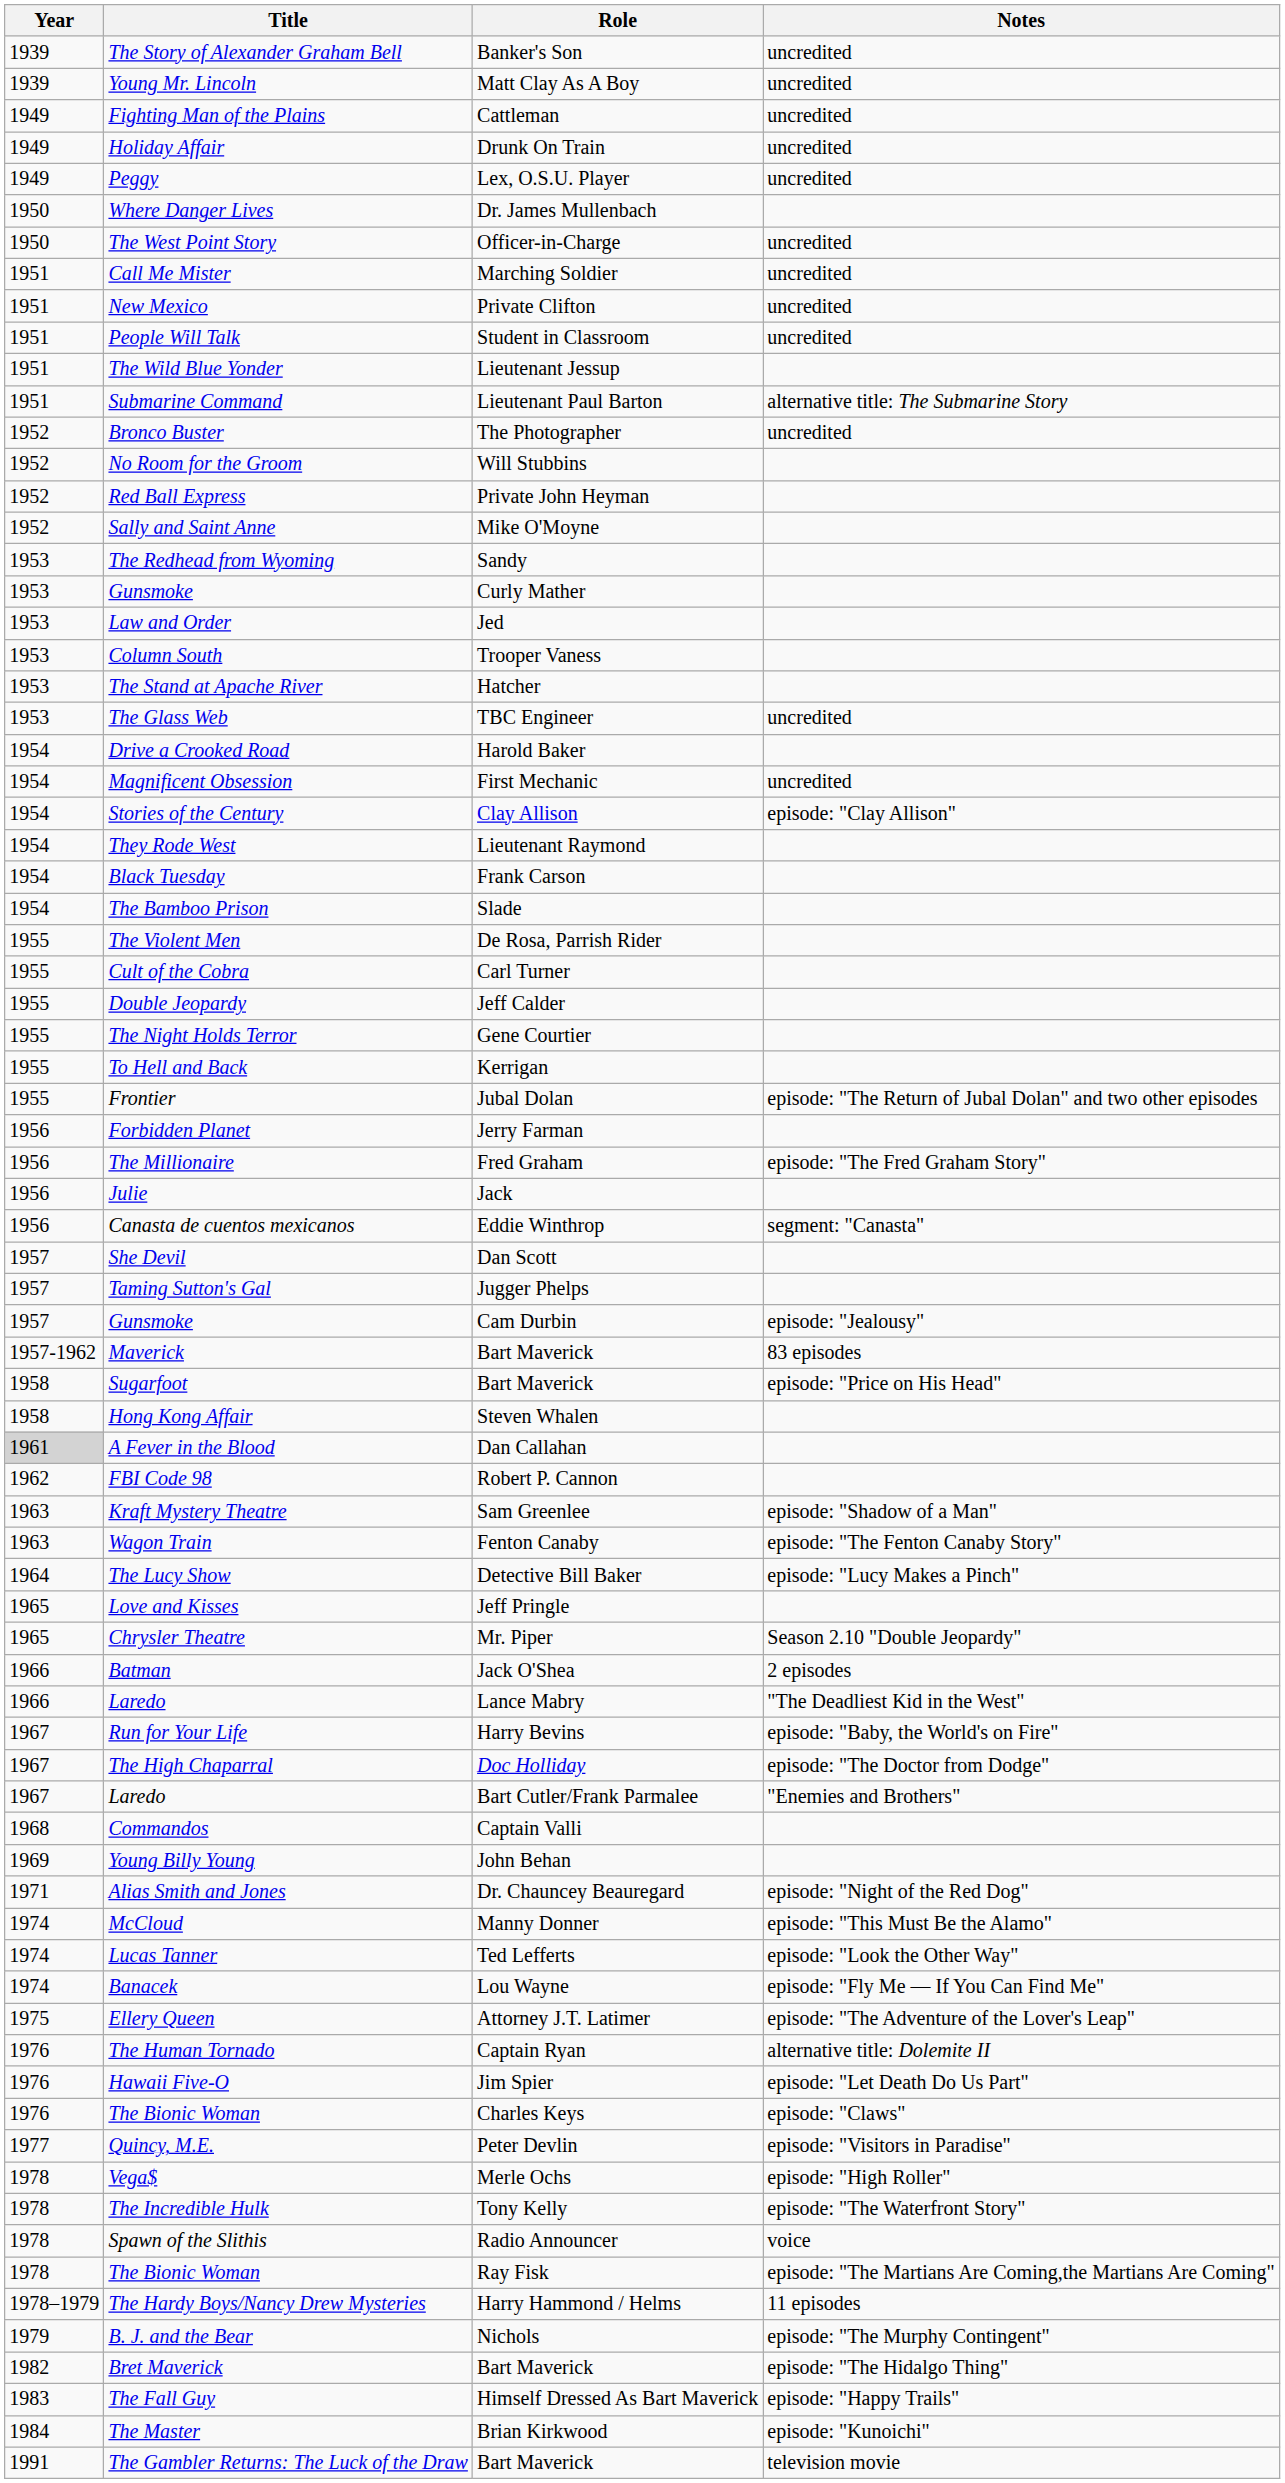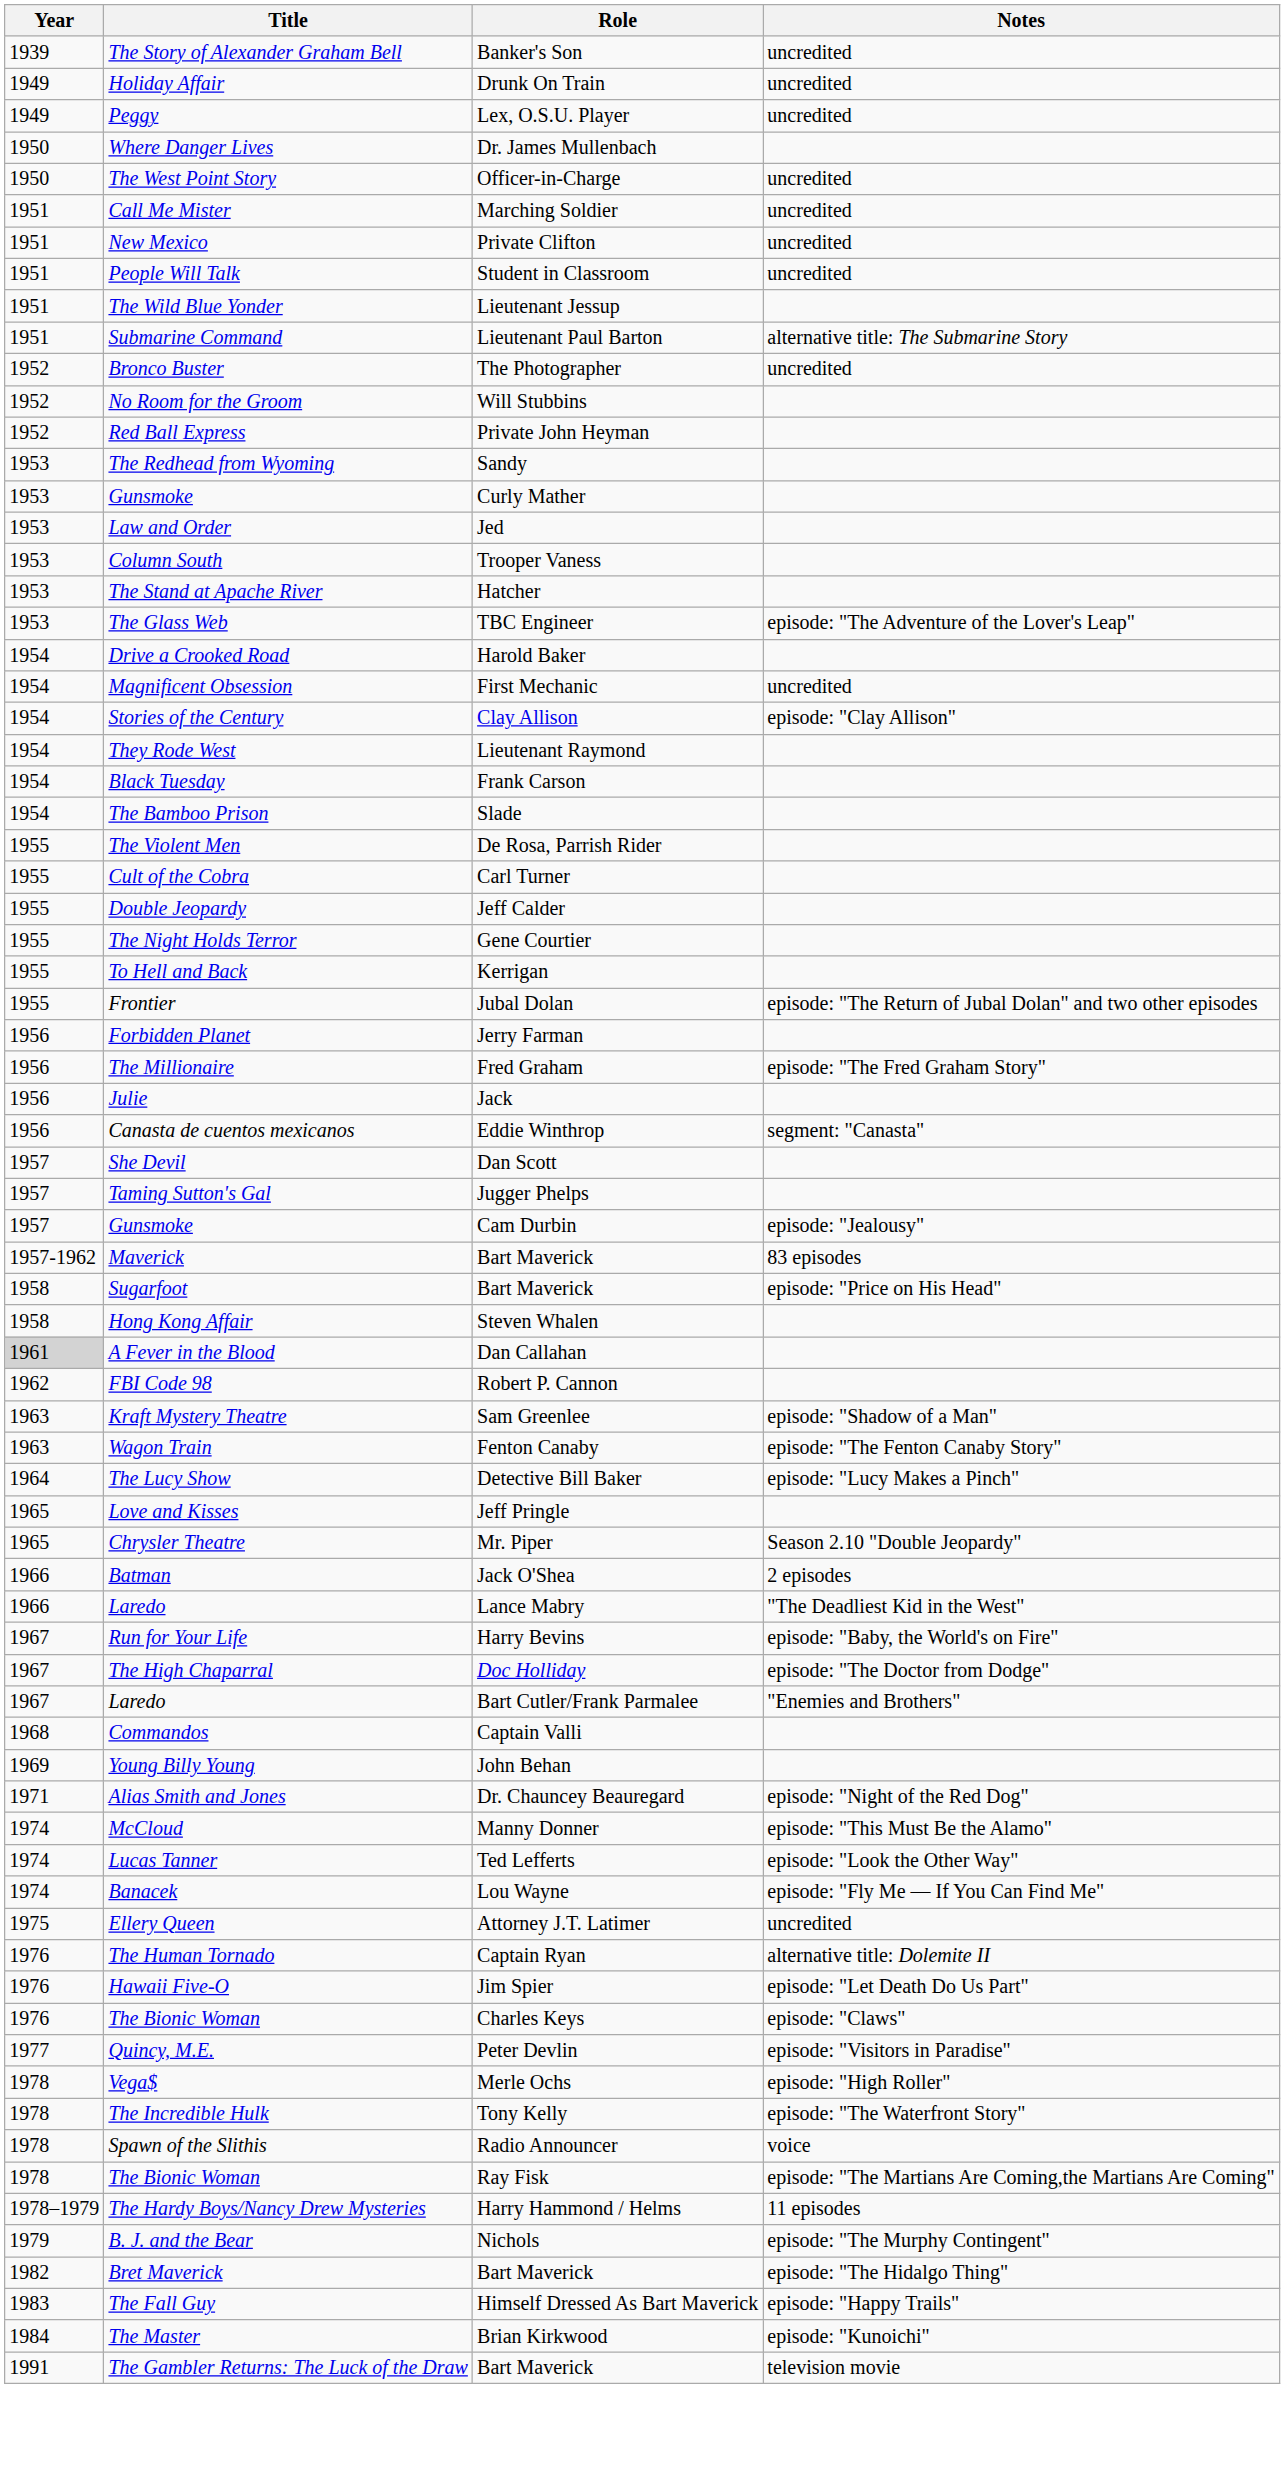- row: (182, 83)
- row: (217, 115)
- row: (192, 527)
(810, 718) uncredited -> (951, 623) episode: "The Adventure of the Lover's Leap"
(951, 2018) episode: "The Adventure of the Lover's Leap" -> (810, 1923) uncredited
